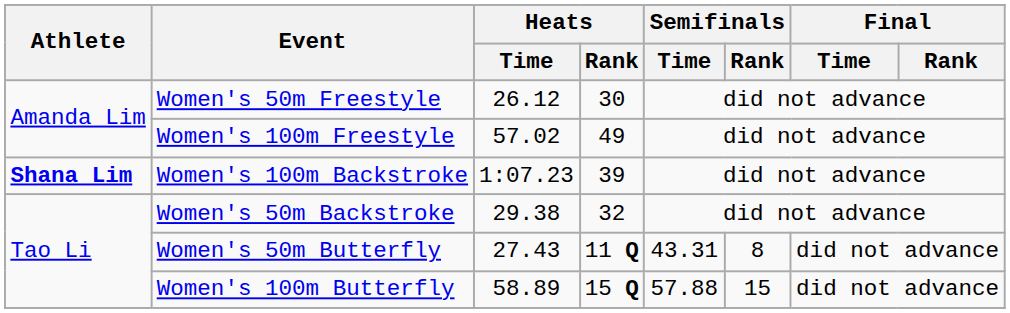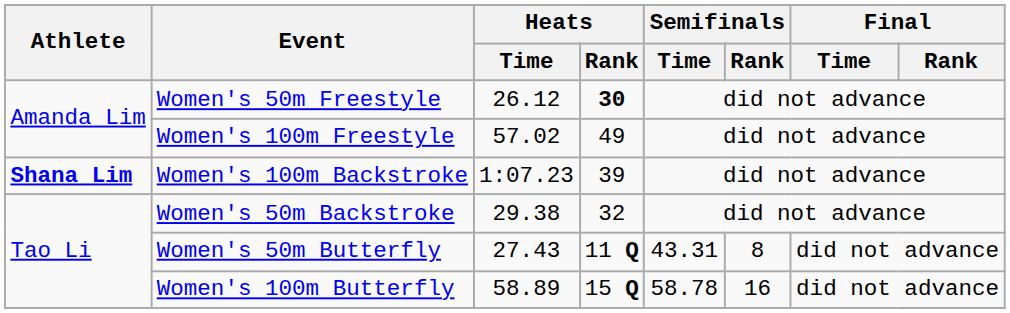(612, 99) normal -> (612, 99) bold
(684, 289) 57.88 -> (684, 289) 58.78
(757, 289) 15 -> (757, 289) 16
